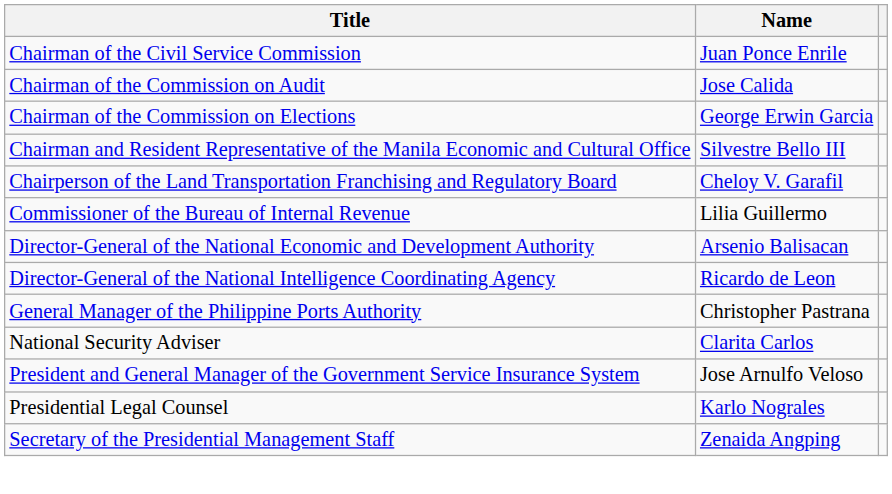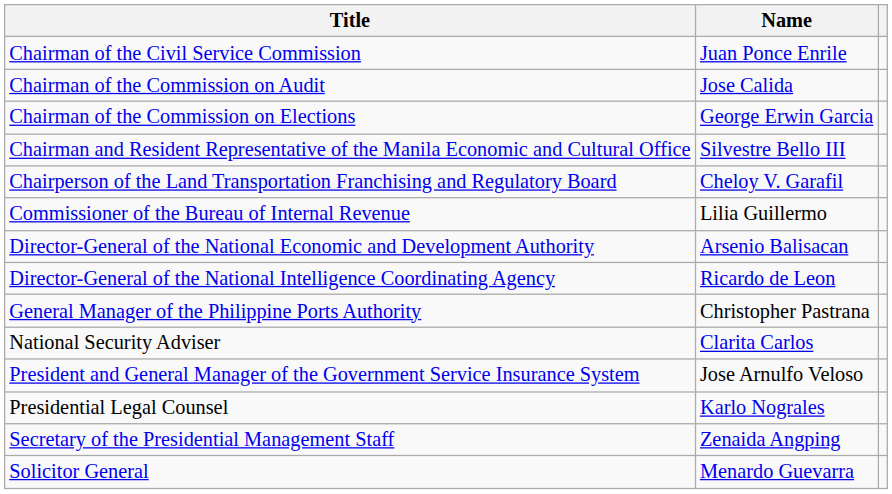+ row: (79, 471)
